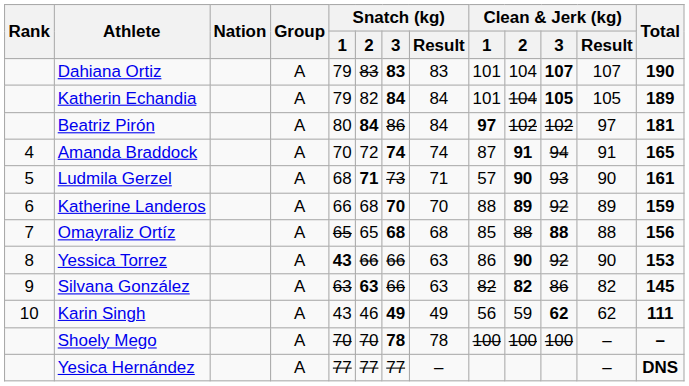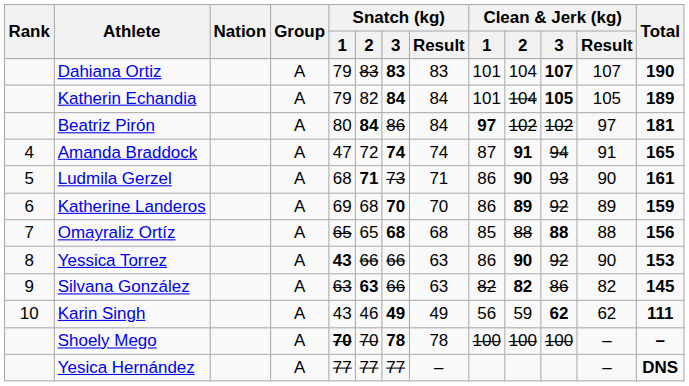(342, 152) 70 -> (342, 152) 47
(487, 179) 57 -> (487, 179) 86
(342, 206) 66 -> (342, 206) 69
(487, 206) 88 -> (487, 206) 86
(342, 340) normal -> (342, 340) bold
